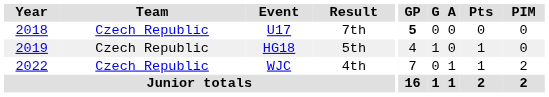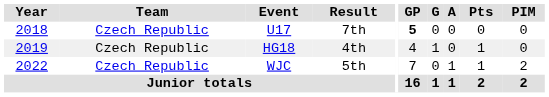(354, 48) 5th -> (354, 48) 4th
(354, 66) 4th -> (354, 66) 5th
